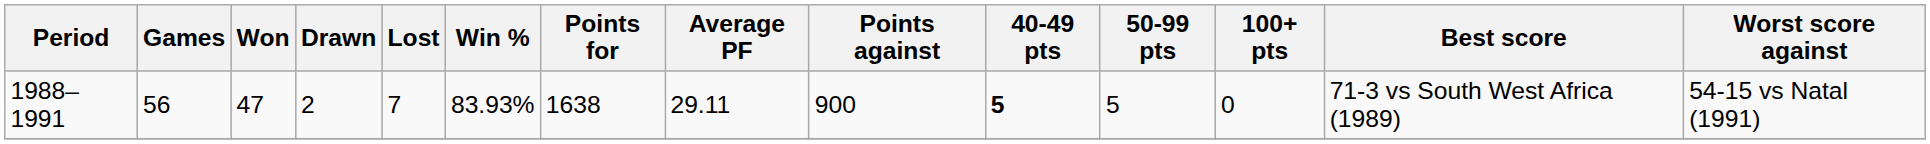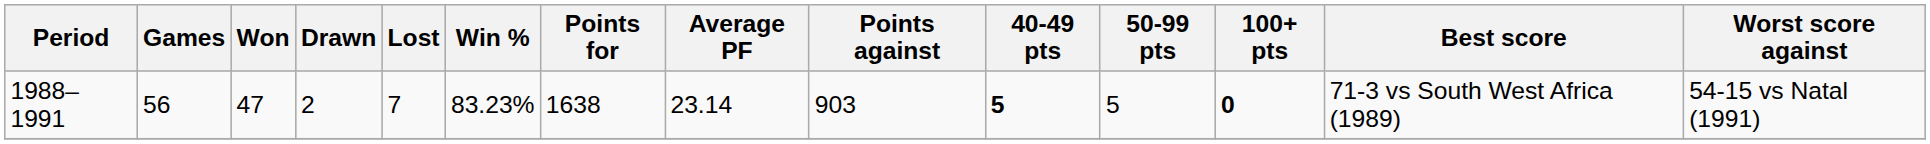(493, 104) 83.93% -> (493, 104) 83.23%
(700, 104) 29.11 -> (701, 104) 23.14
(835, 104) 900 -> (835, 104) 903
(1228, 104) normal -> (1228, 104) bold
